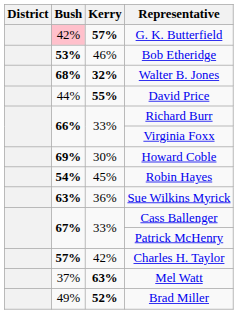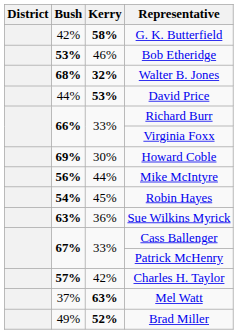(68, 34) pink background -> (68, 34) no background
(105, 34) 57% -> (105, 34) 58%
(105, 95) 55% -> (105, 95) 53%
+ row: (179, 177)
